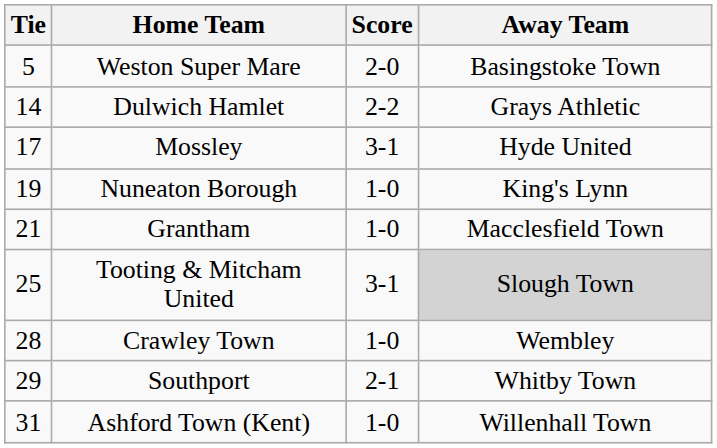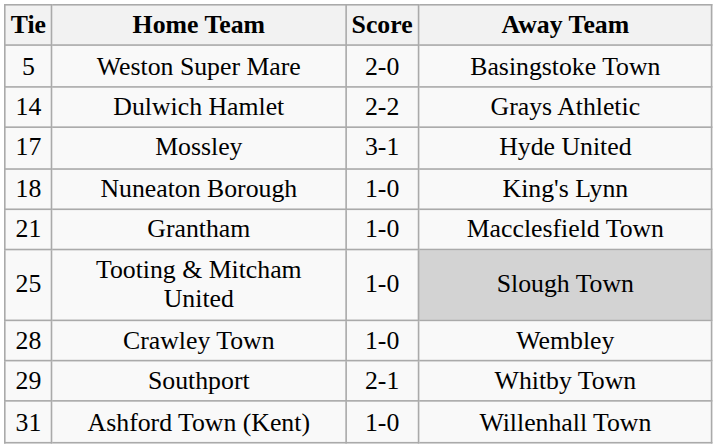(28, 188) 19 -> (28, 188) 18
(382, 284) 3-1 -> (382, 284) 1-0
